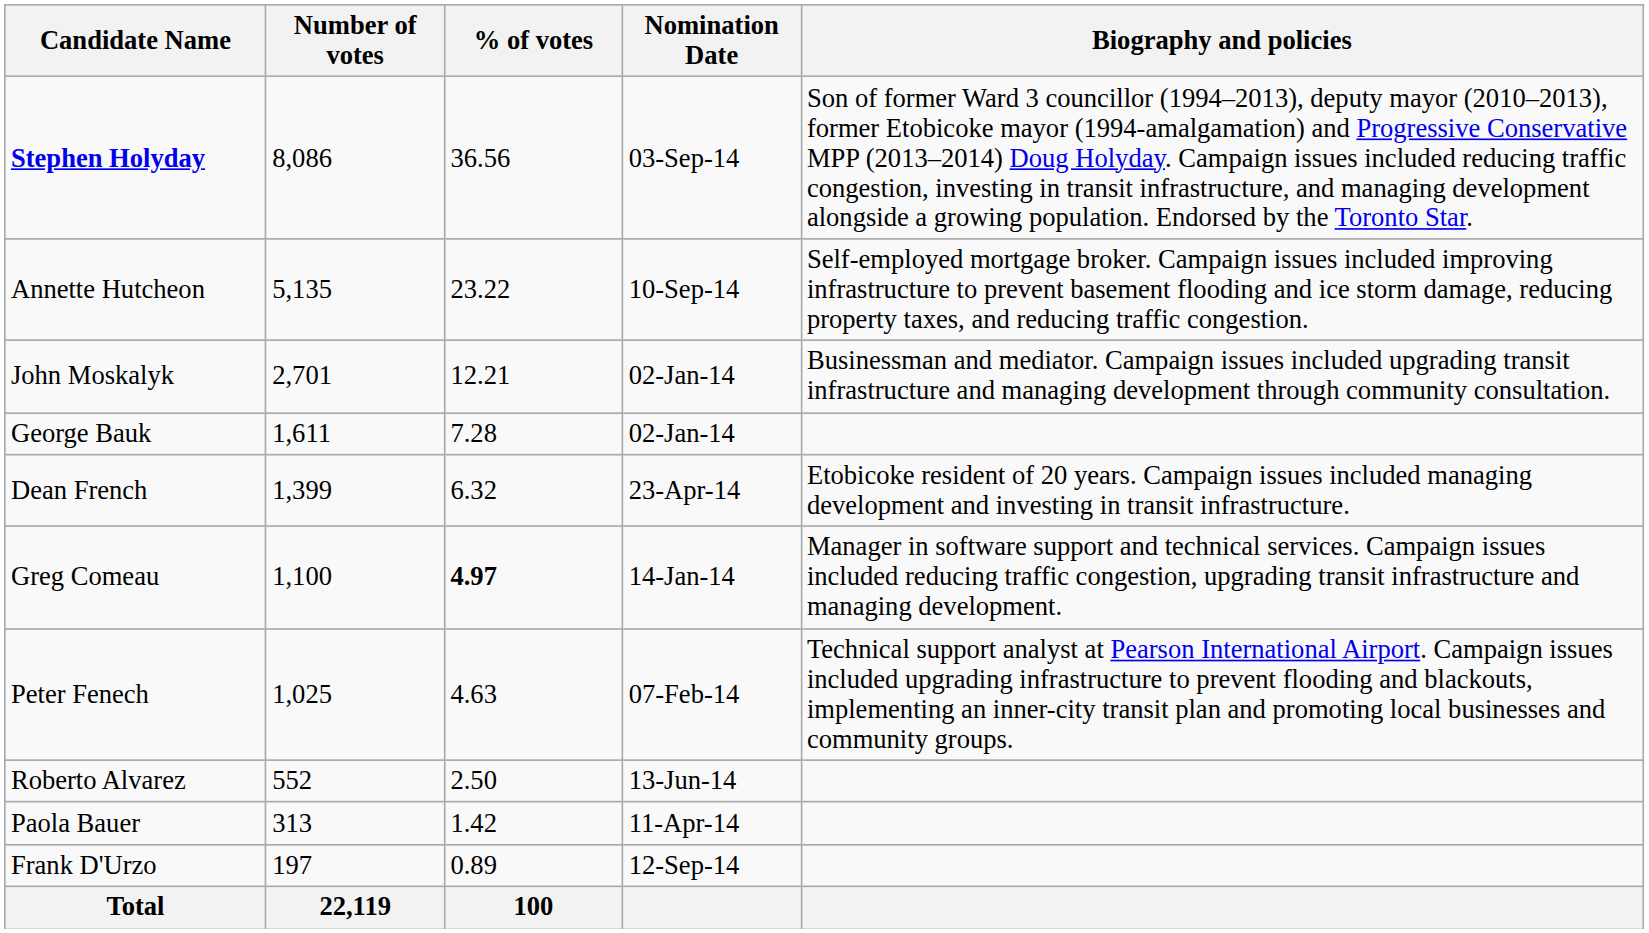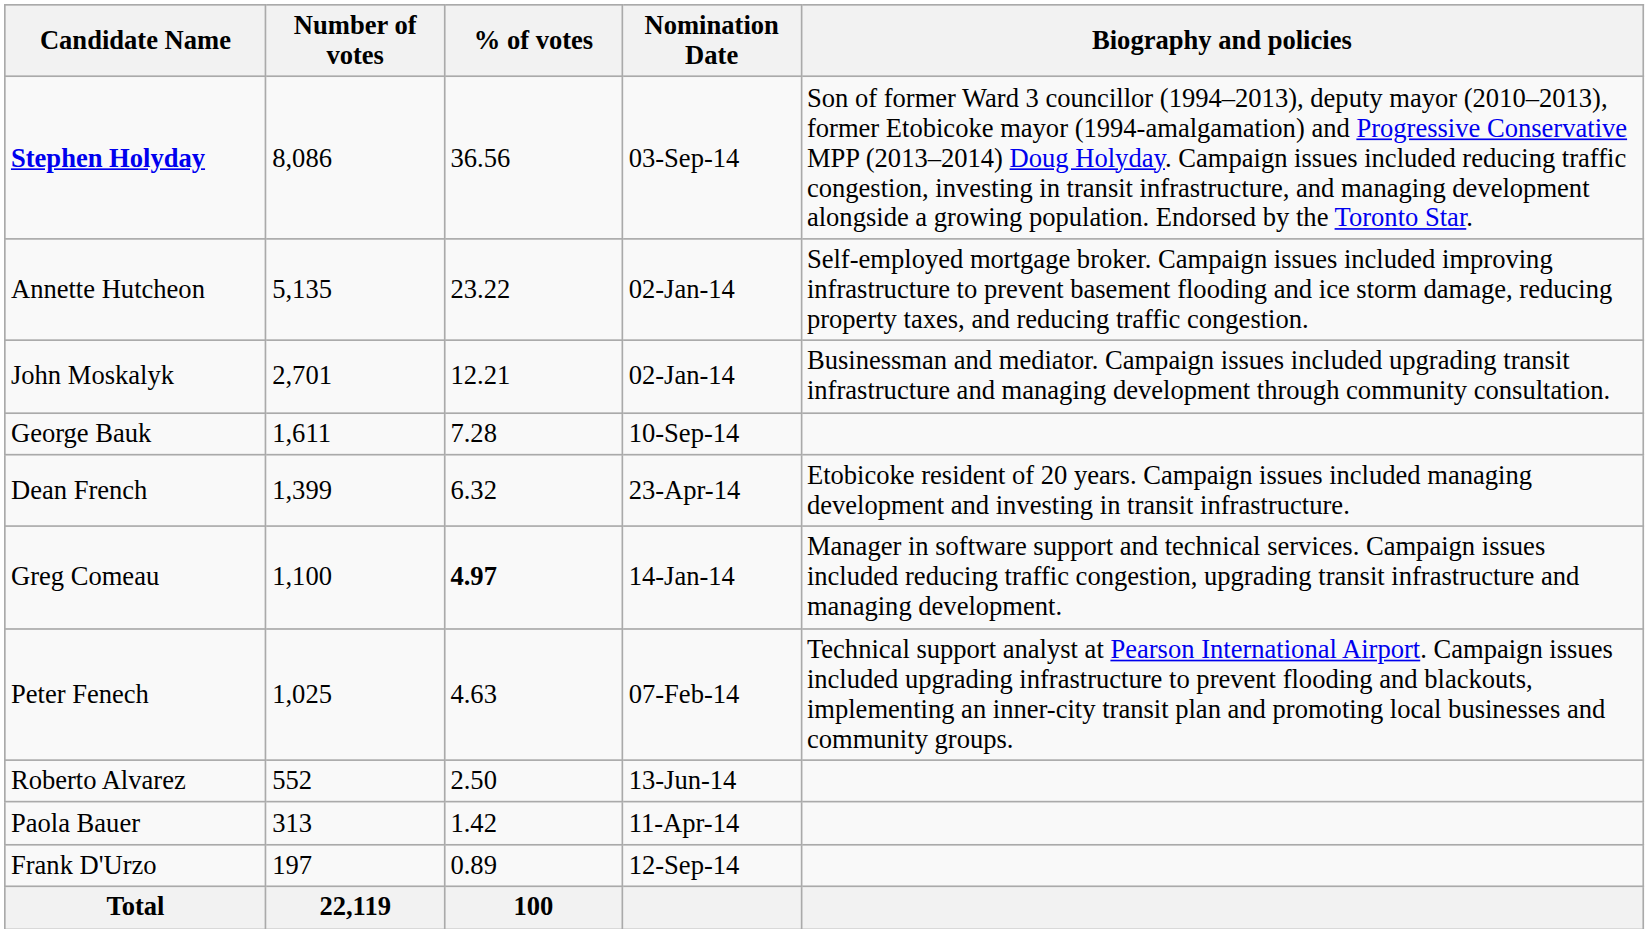(684, 289) 10-Sep-14 -> (682, 289) 02-Jan-14
(682, 433) 02-Jan-14 -> (684, 433) 10-Sep-14
